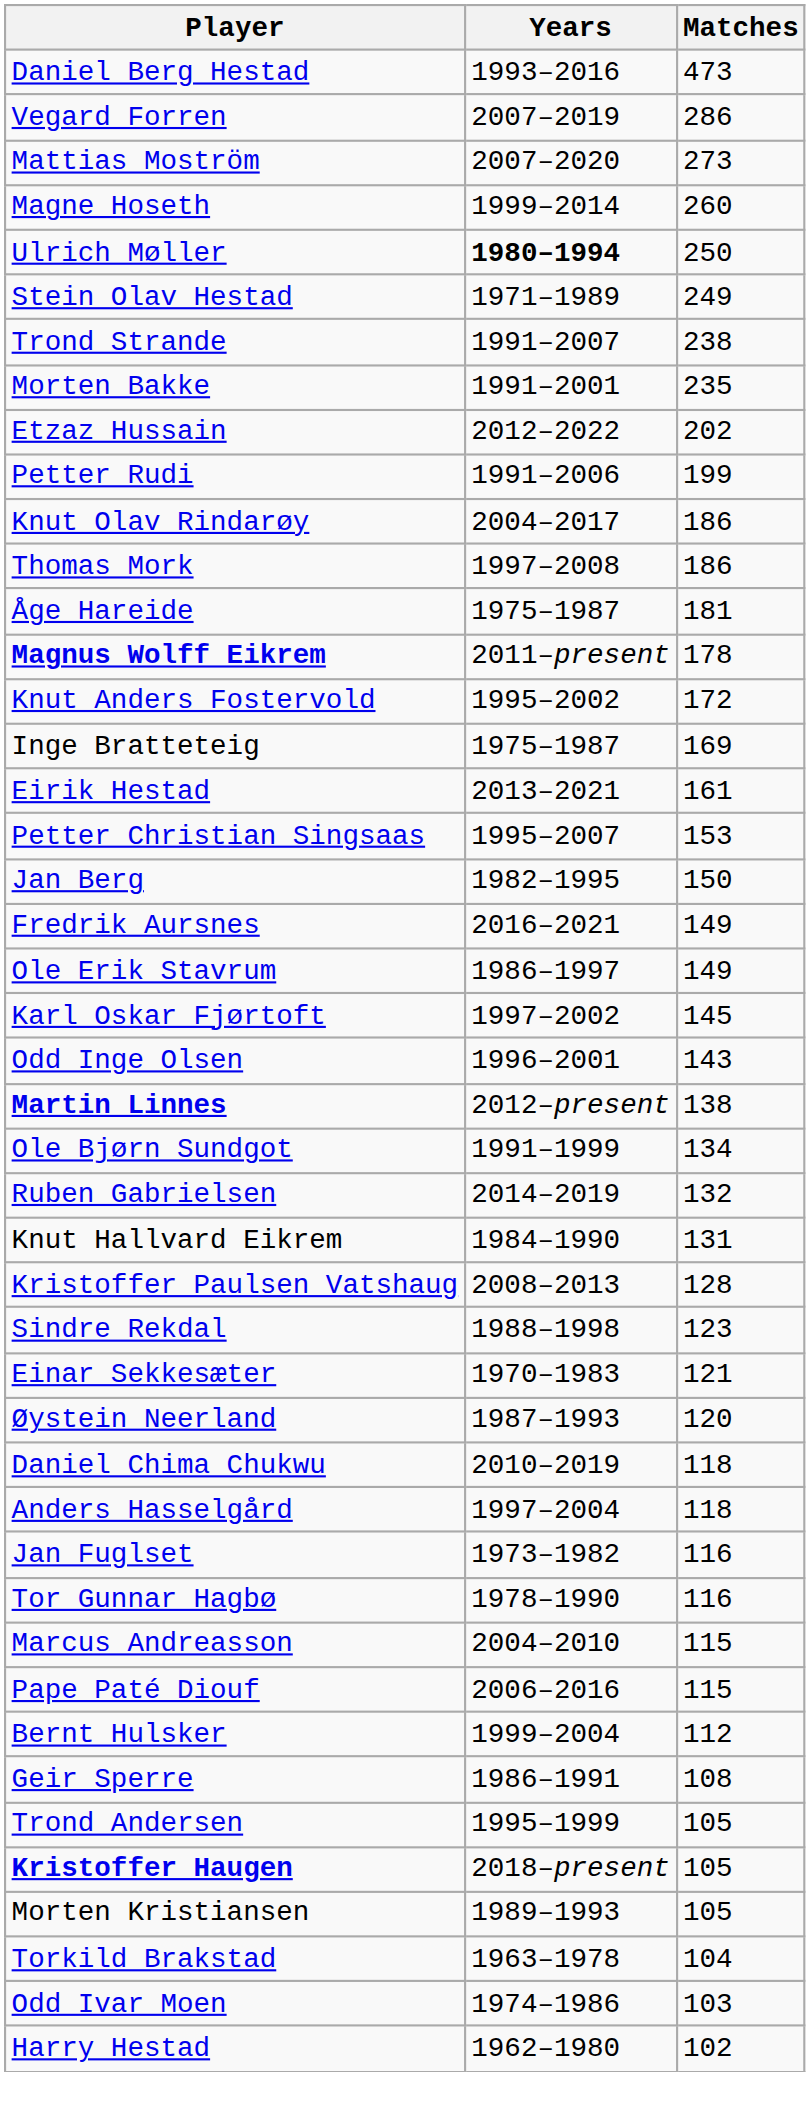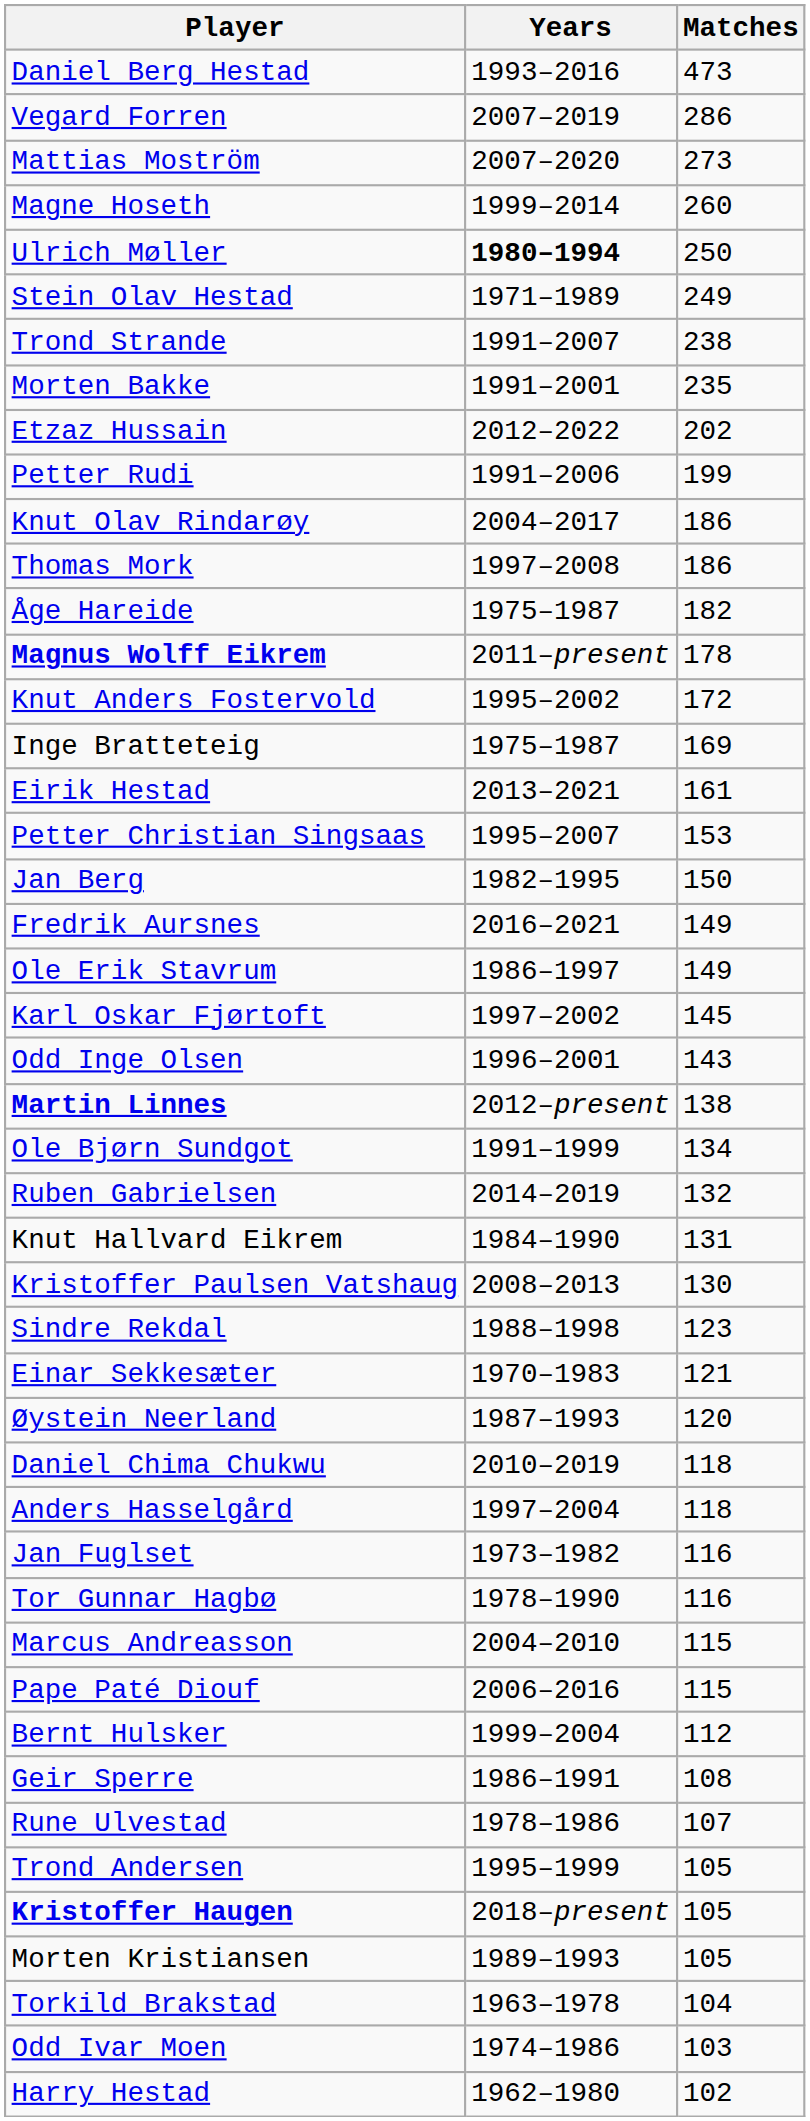(708, 611) 181 -> (708, 611) 182
(708, 1285) 128 -> (708, 1285) 130
+ row: (119, 1824)
